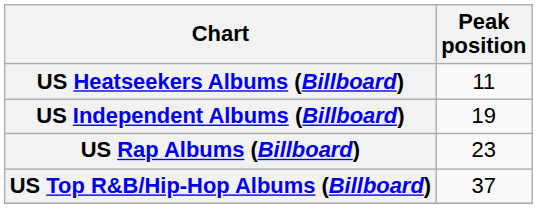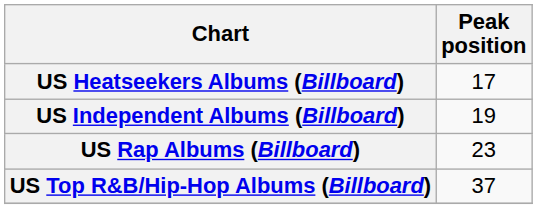(484, 81) 11 -> (484, 81) 17
